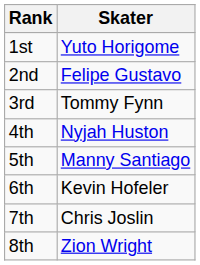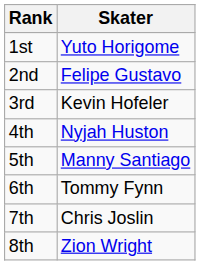(112, 103) Tommy Fynn -> (115, 103) Kevin Hofeler
(115, 189) Kevin Hofeler -> (112, 189) Tommy Fynn
